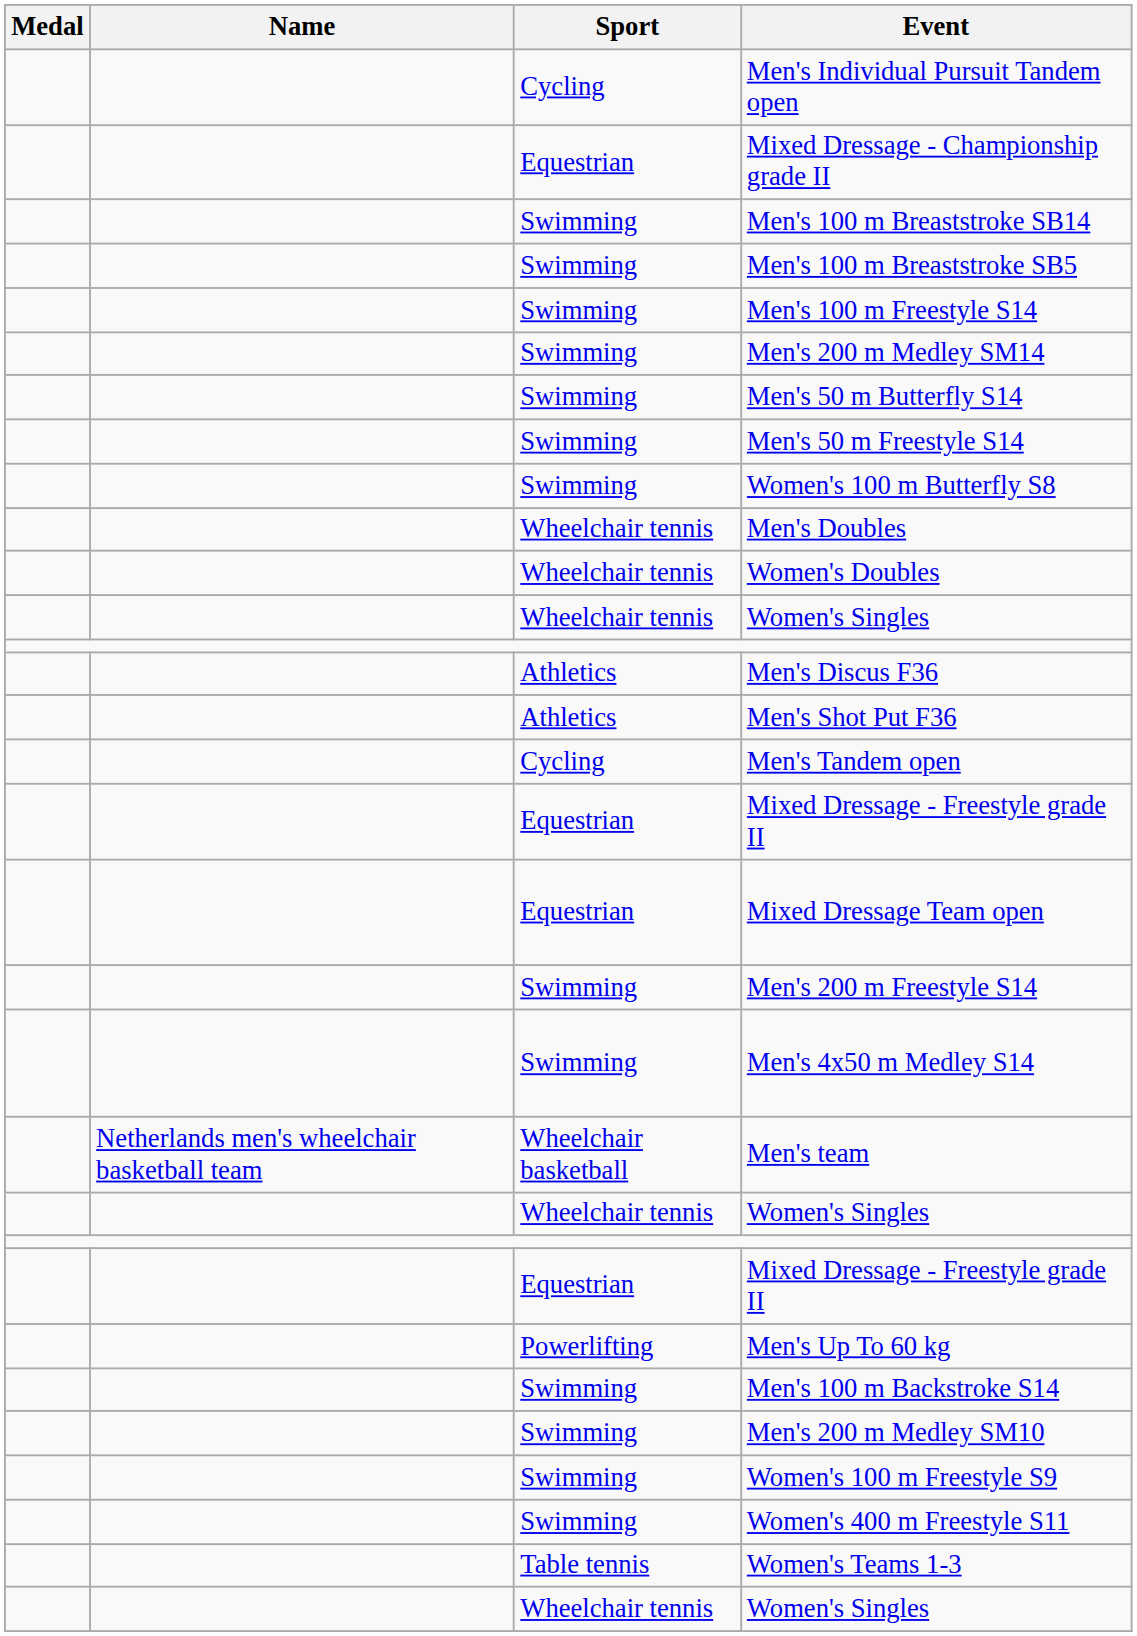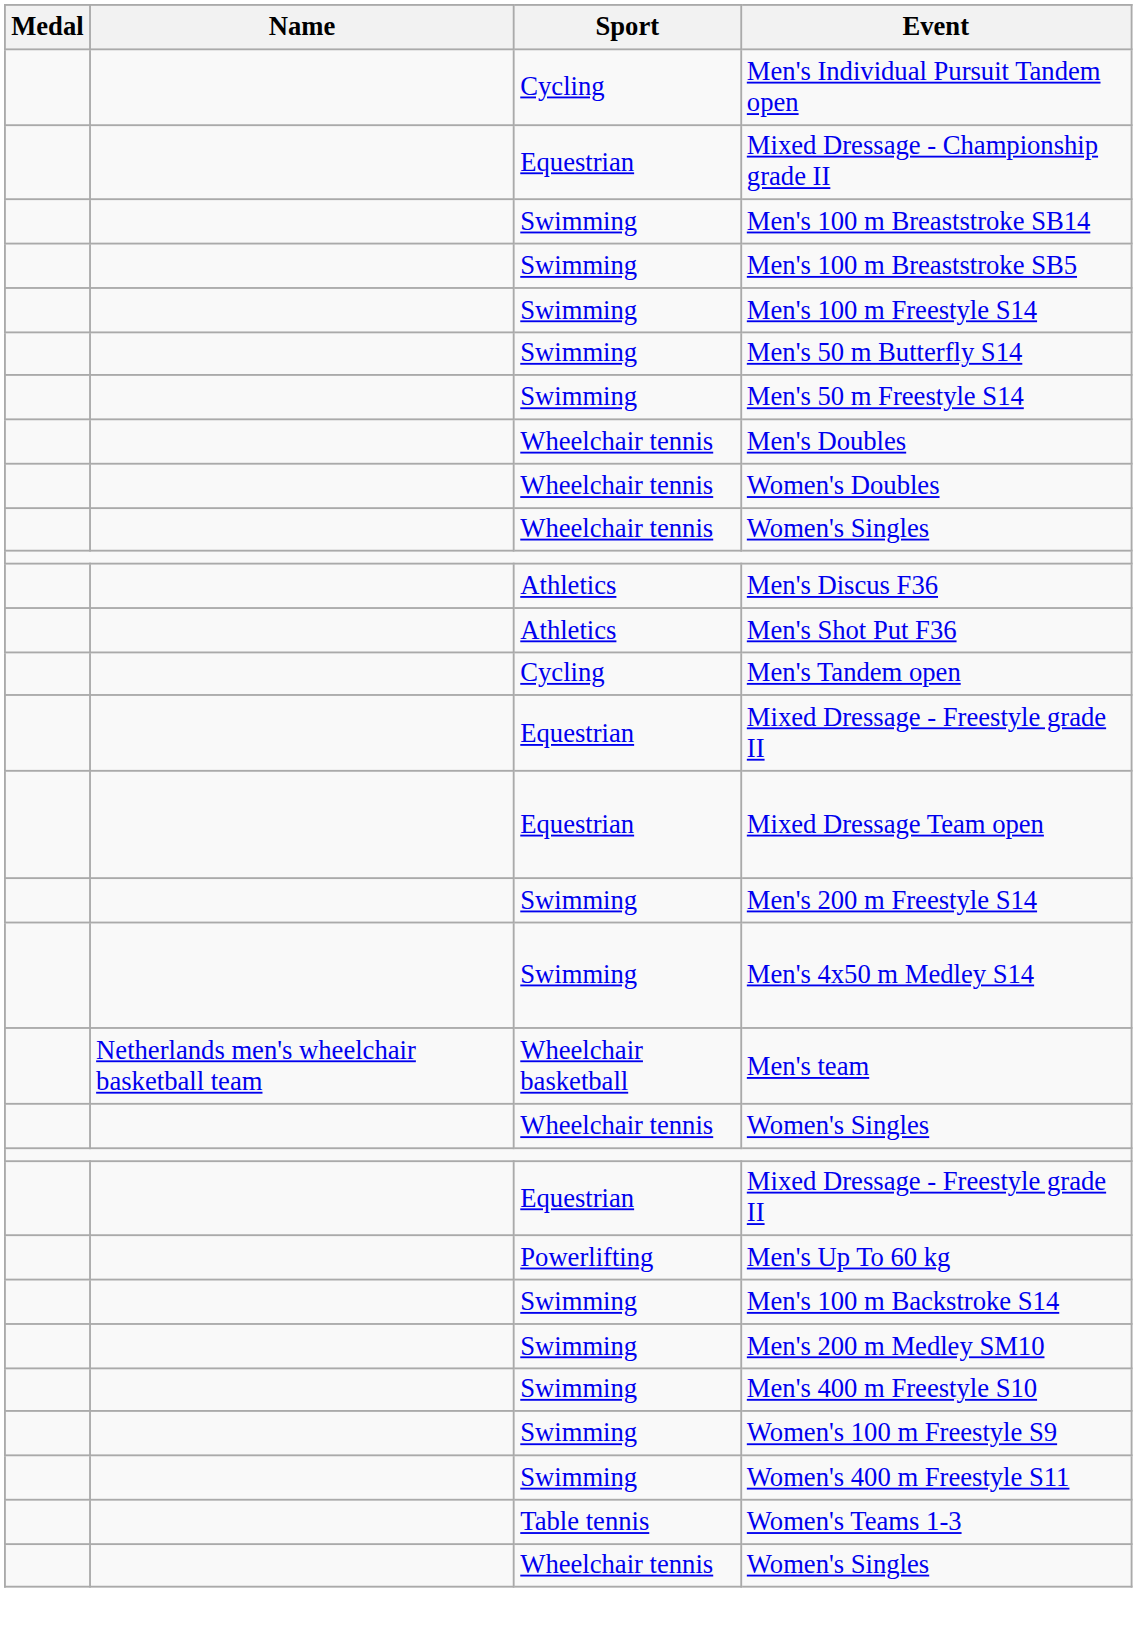- row: (579, 353)
- row: (579, 485)
+ row: (579, 1389)
